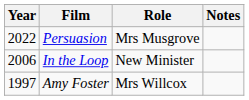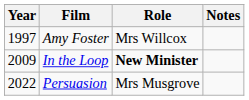rows swapped: (76, 83) <-> (75, 38)
(22, 60) 2006 -> (22, 60) 2009
(155, 60) normal -> (157, 60) bold
